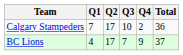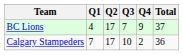rows swapped: (25, 42) <-> (45, 27)
